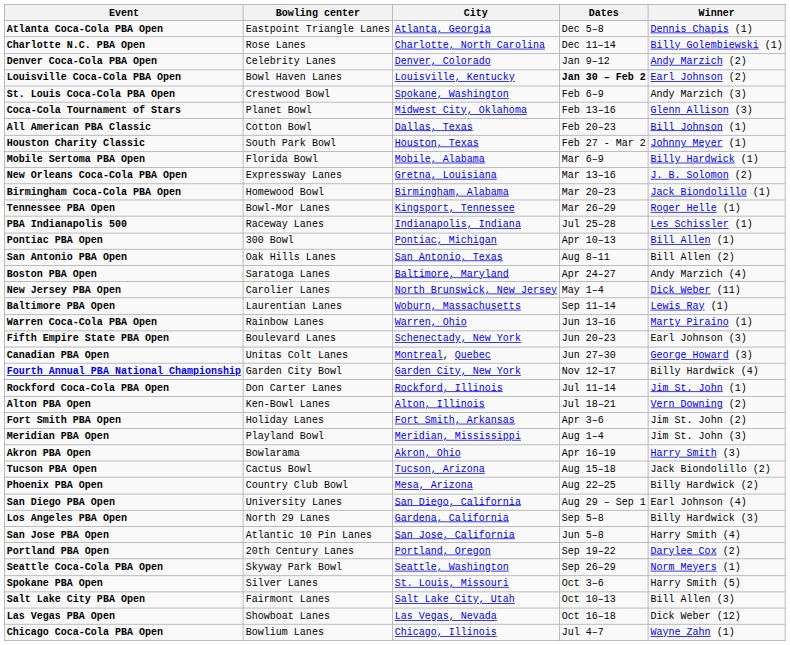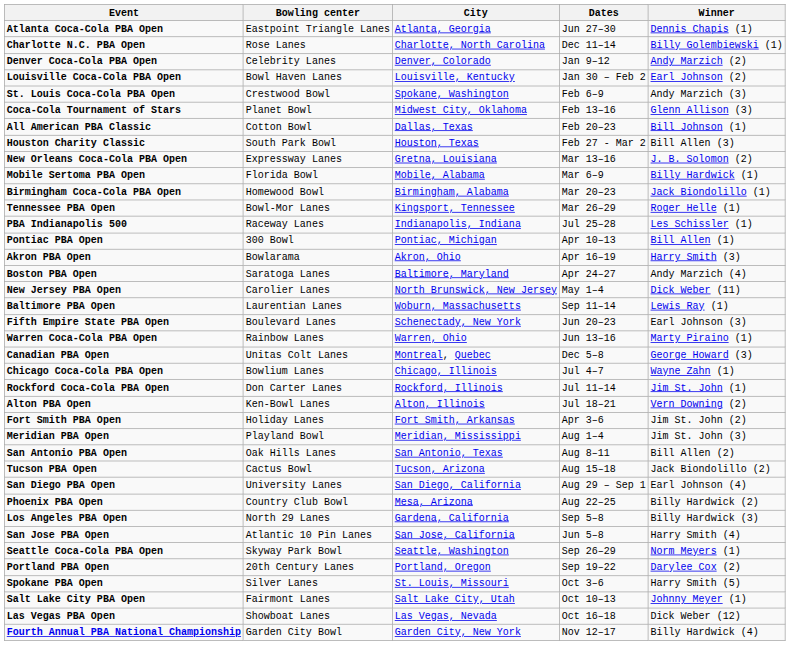(583, 29) Dec 5–8 -> (589, 29) Jun 27–30
(604, 78) bold -> (604, 78) normal
(699, 143) Johnny Meyer (1) -> (693, 143) Bill Allen (3)
rows swapped: (76, 159) <-> (97, 176)
rows swapped: (49, 453) <-> (67, 257)
rows swapped: (82, 323) <-> (88, 339)
(589, 355) Jun 27–30 -> (583, 355) Dec 5–8
rows swapped: (85, 632) <-> (124, 371)
rows swapped: (55, 486) <-> (61, 502)
rows swapped: (58, 551) <-> (85, 567)
(693, 600) Bill Allen (3) -> (699, 600) Johnny Meyer (1)
